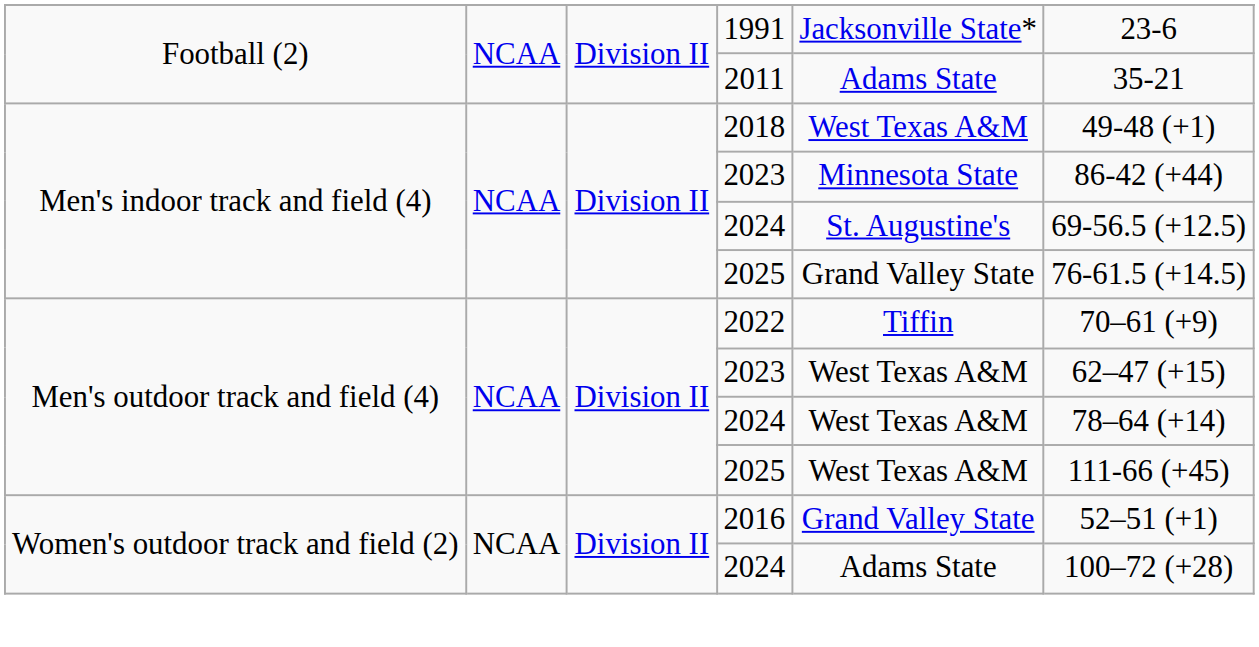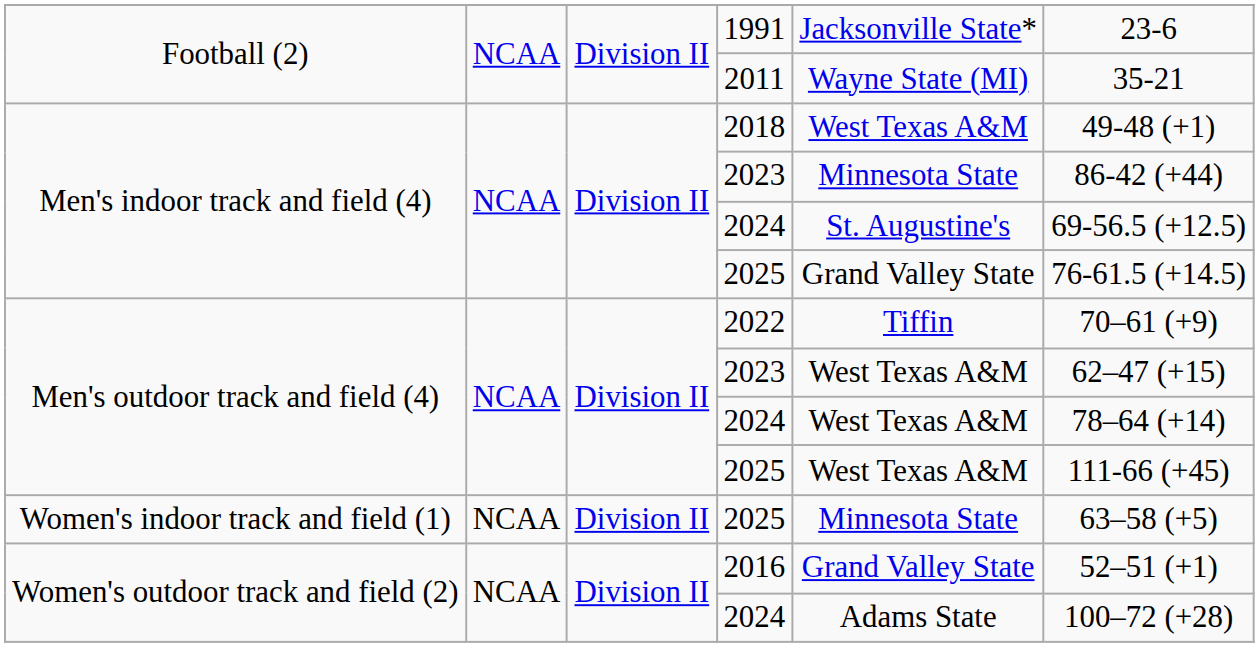(918, 77) Adams State -> (918, 77) Wayne State (MI)
+ row: (235, 518)
